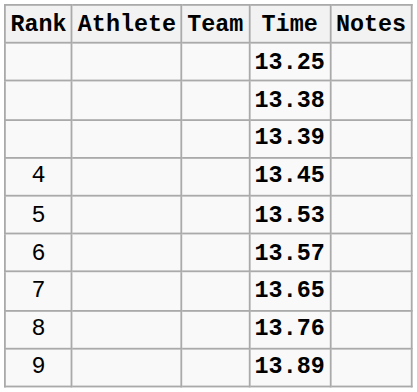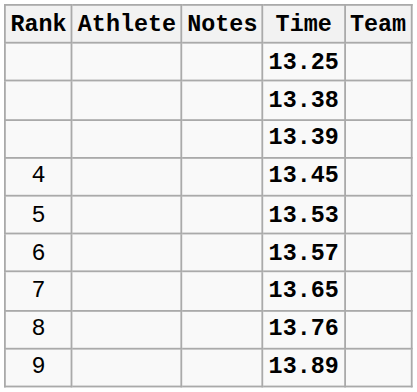columns swapped: (215, 24) <-> (371, 24)
